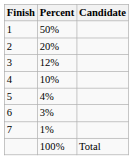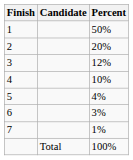columns swapped: (103, 12) <-> (57, 12)
